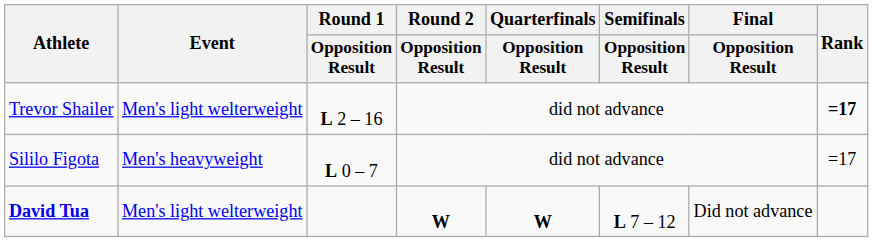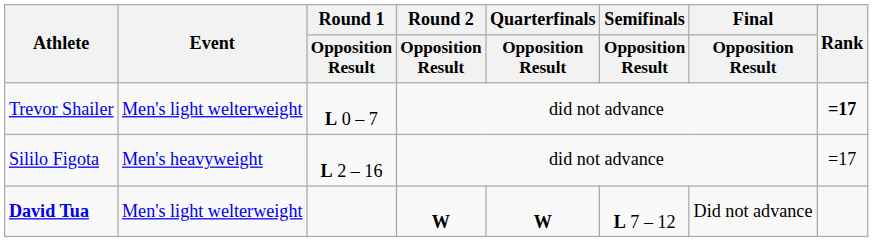(351, 119) L 2 – 16 -> (351, 119) L 0 – 7
(351, 171) L 0 – 7 -> (351, 171) L 2 – 16
